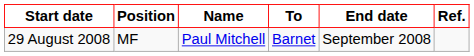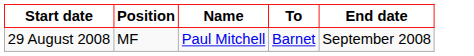- column: (452, 16)
